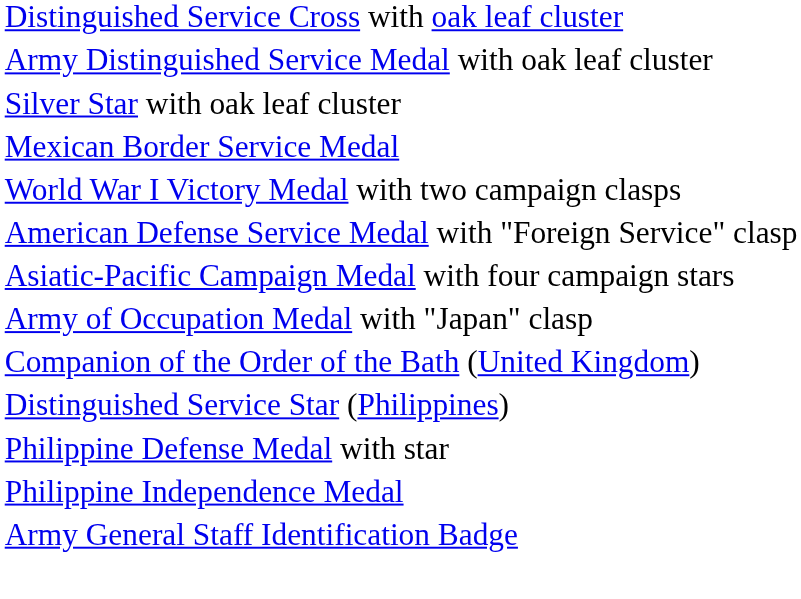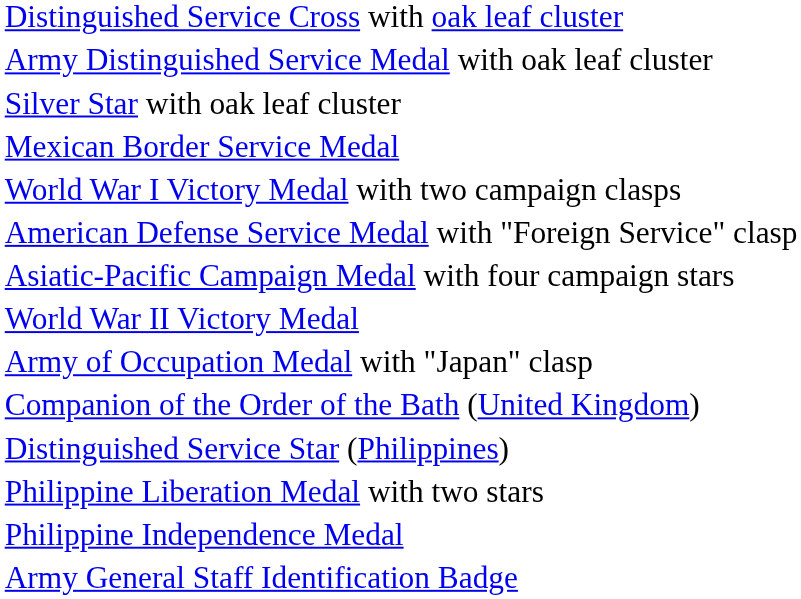+ row: (182, 318)
- row: (227, 448)
+ row: (274, 491)
